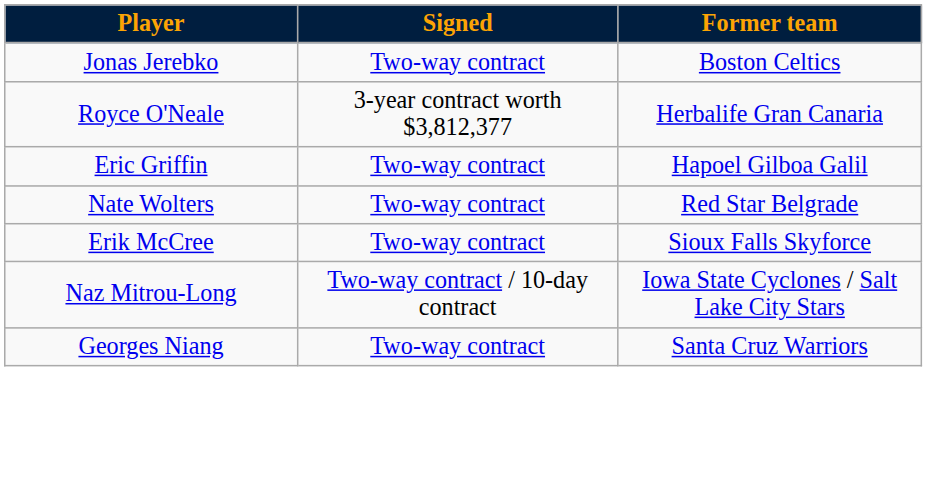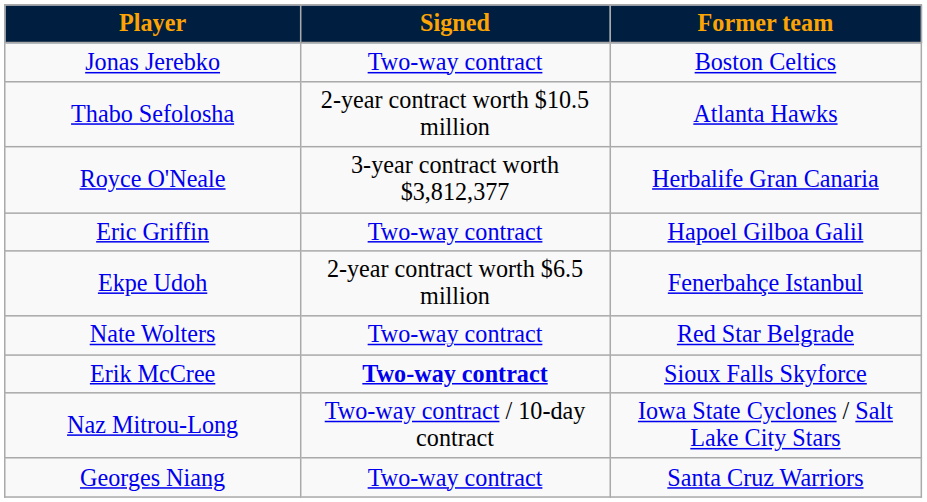+ row: (153, 113)
+ row: (153, 283)
(458, 242) normal -> (455, 373) bold
